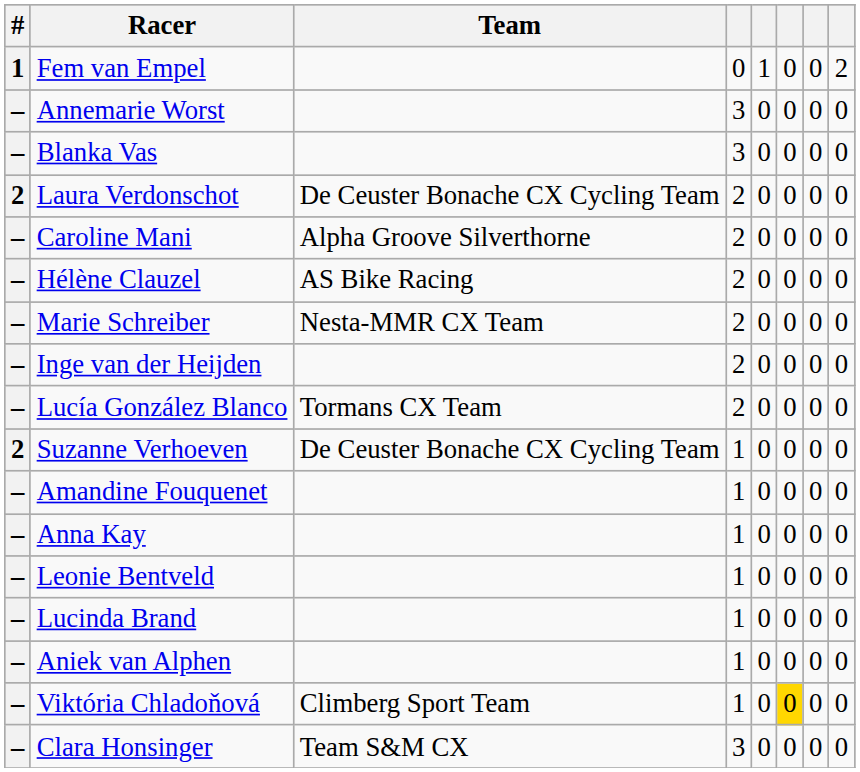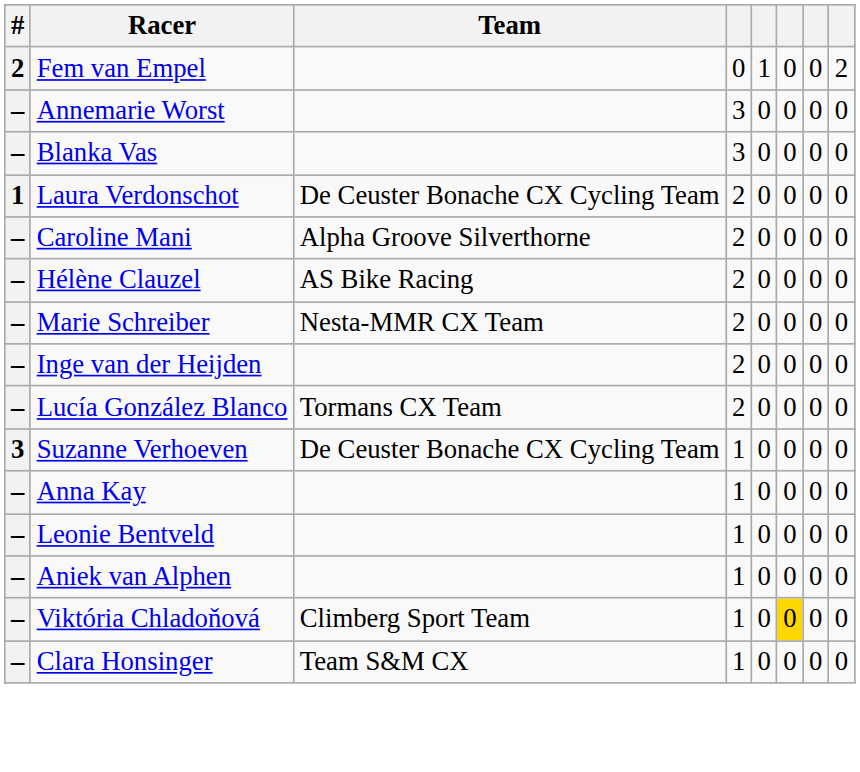(18, 68) 1 -> (18, 68) 2
(18, 195) 2 -> (18, 195) 1
(18, 449) 2 -> (18, 449) 3
- row: (152, 491)
- row: (116, 618)
(739, 746) 3 -> (739, 661) 1
